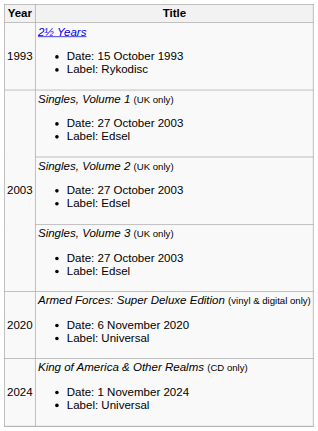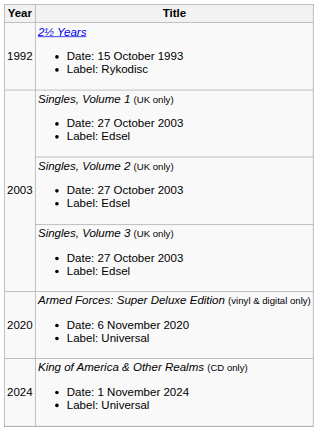(20, 56) 1993 -> (20, 56) 1992
